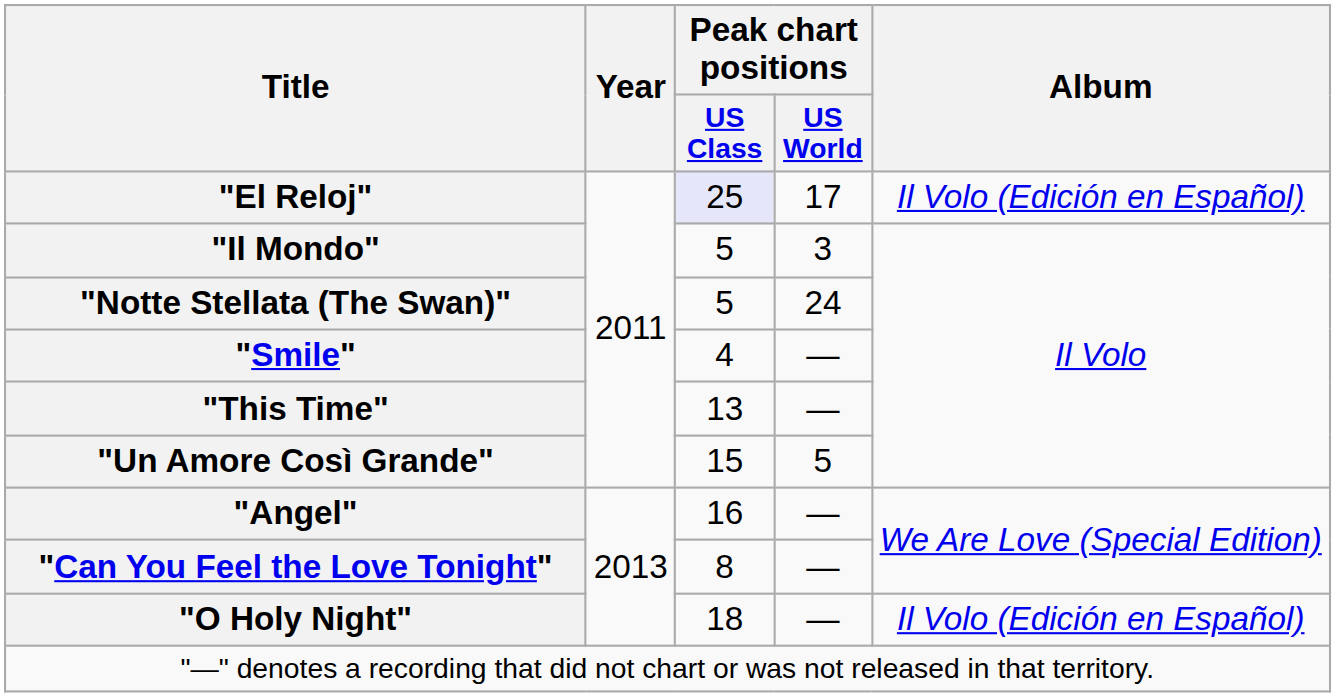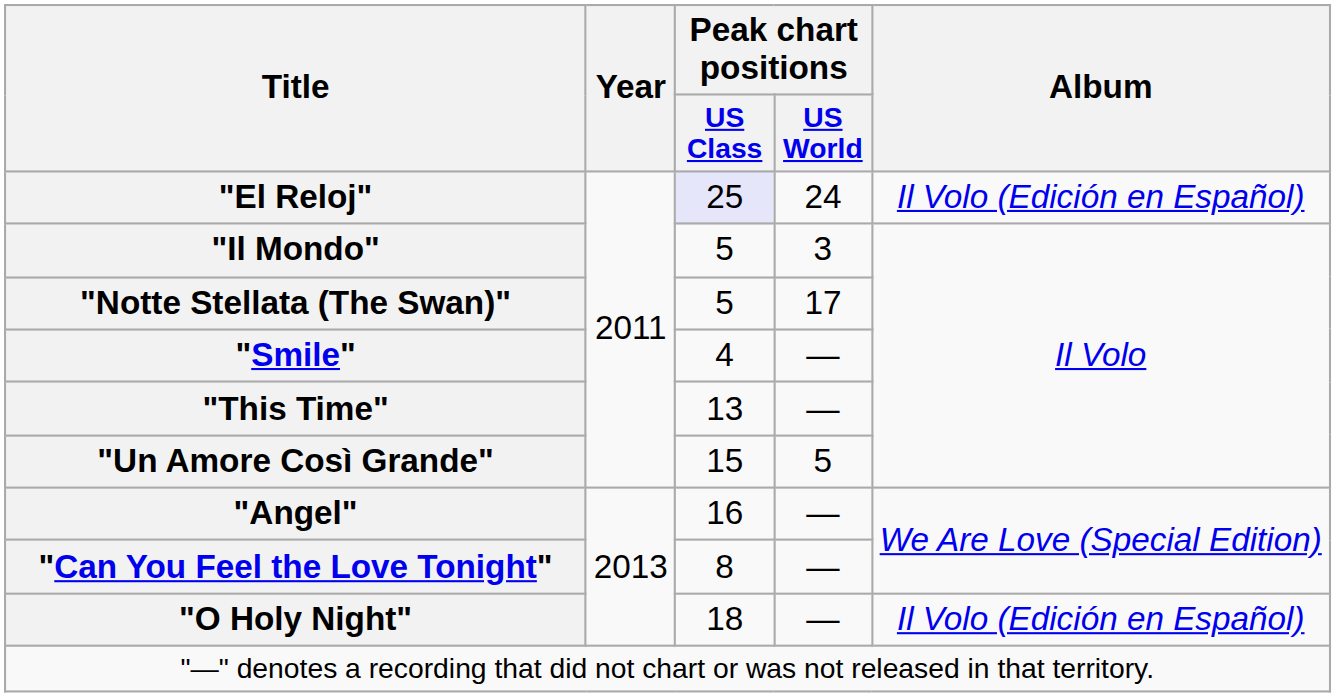(823, 196) 17 -> (823, 196) 24
(823, 302) 24 -> (823, 302) 17
